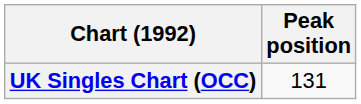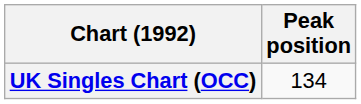(309, 80) 131 -> (309, 80) 134
